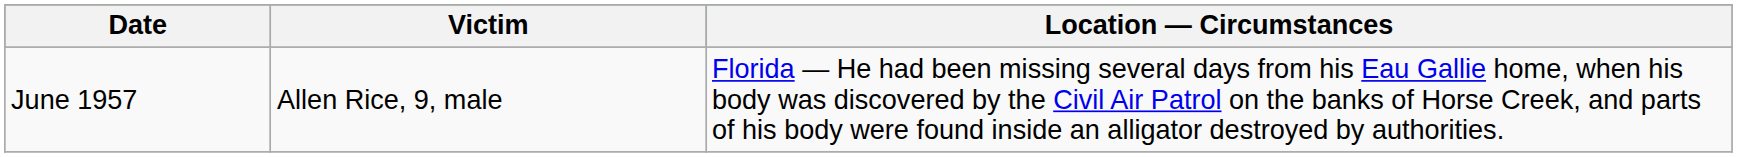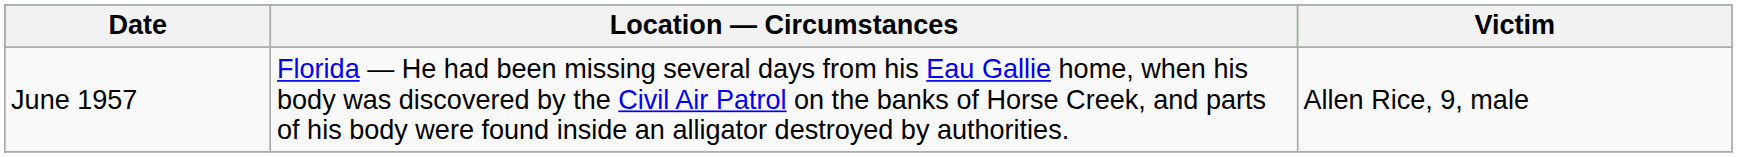columns swapped: (488, 25) <-> (1219, 25)
